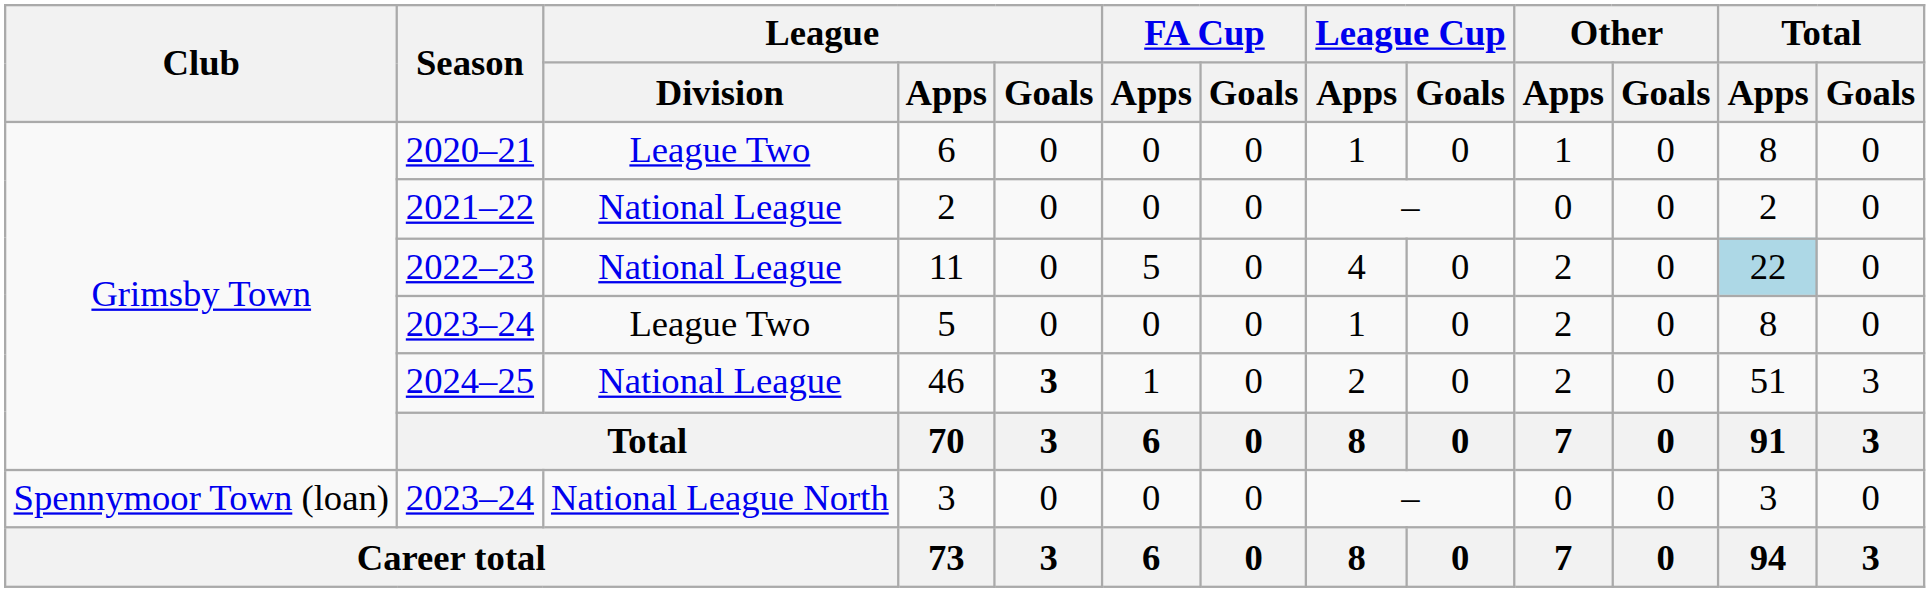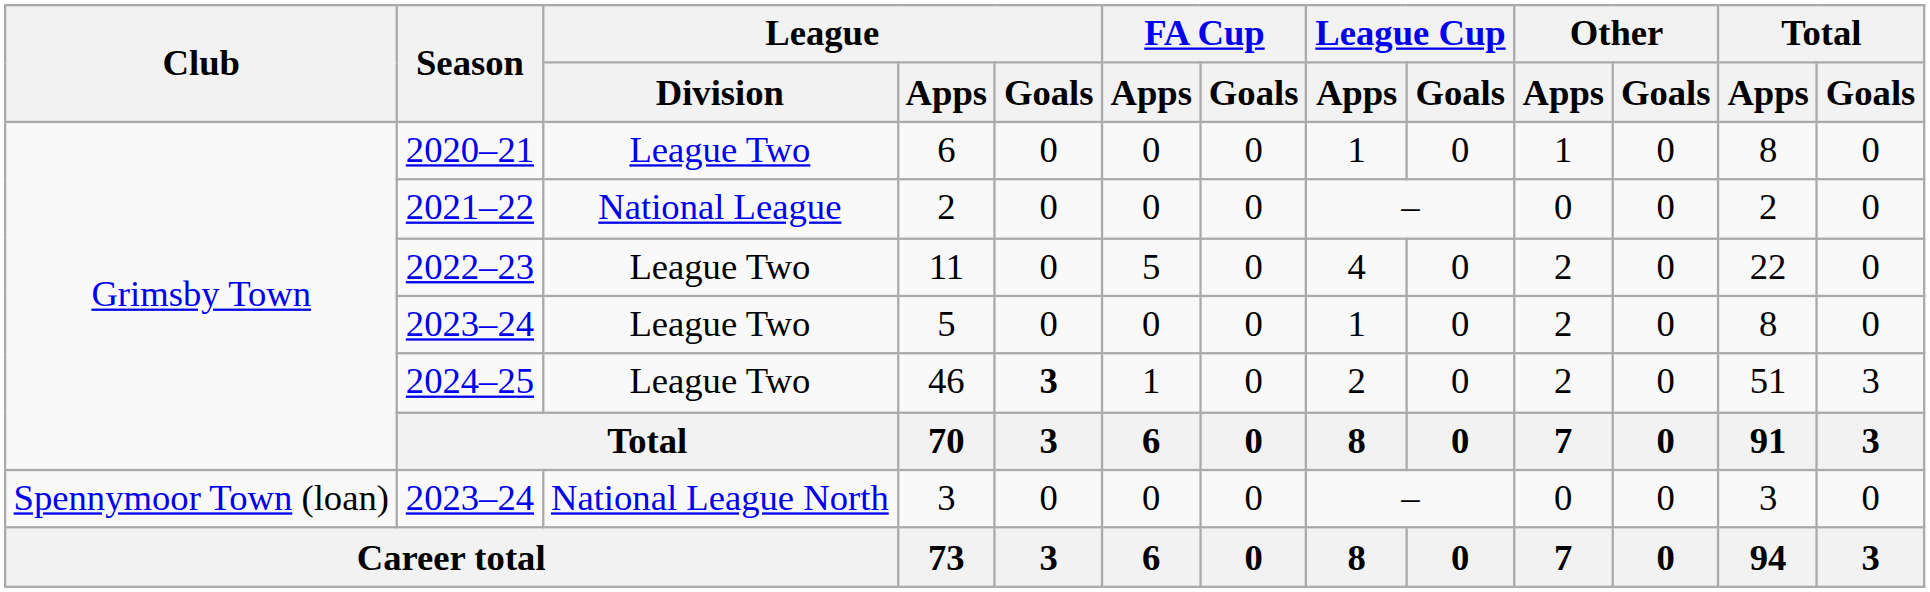(720, 265) National League -> (720, 265) League Two
(1768, 265) lightblue background -> (1768, 265) no background
(720, 382) National League -> (720, 382) League Two
